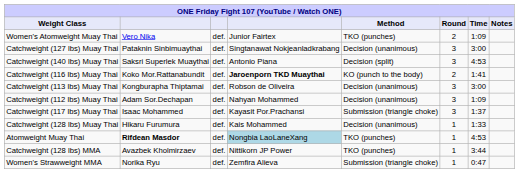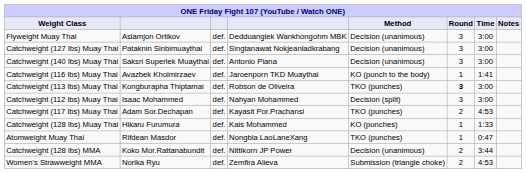+ row: (41, 36)
- row: (62, 36)
(368, 61) Decision (split) -> (387, 61) Decision (unanimous)
(479, 61) 4:53 -> (486, 61) 3:00
(163, 74) Koko Mor.Rattanabundit -> (159, 74) Avazbek Kholmirzaev
(277, 74) bold -> (274, 74) normal
(454, 74) 2 -> (461, 74) 1
(380, 86) Decision (unanimous) -> (376, 86) TKO (punches)
(454, 86) normal -> (461, 86) bold
(157, 99) Adam Sor.Dechapan -> (152, 99) Isaac Mohammed
(380, 99) Decision (unanimous) -> (375, 99) Decision (split)
(479, 99) 1:09 -> (486, 99) 3:00
(152, 112) Isaac Mohammed -> (157, 112) Adam Sor.Dechapan
(391, 112) Submission (triangle choke) -> (376, 112) TKO (punches)
(454, 112) 3 -> (461, 112) 2
(479, 112) 1:37 -> (486, 112) 4:53
(380, 124) Decision (unanimous) -> (374, 124) KO (punches)
(151, 137) bold -> (149, 137) normal
(268, 137) lightblue background -> (268, 137) no background
(479, 137) 4:53 -> (486, 137) 0:47
(159, 150) Avazbek Kholmirzaev -> (163, 150) Koko Mor.Rattanabundit
(369, 150) TKO (punches) -> (387, 150) Decision (unanimous)
(454, 150) 1 -> (461, 150) 2
(454, 162) 1 -> (461, 162) 2
(479, 162) 0:47 -> (486, 162) 4:53
